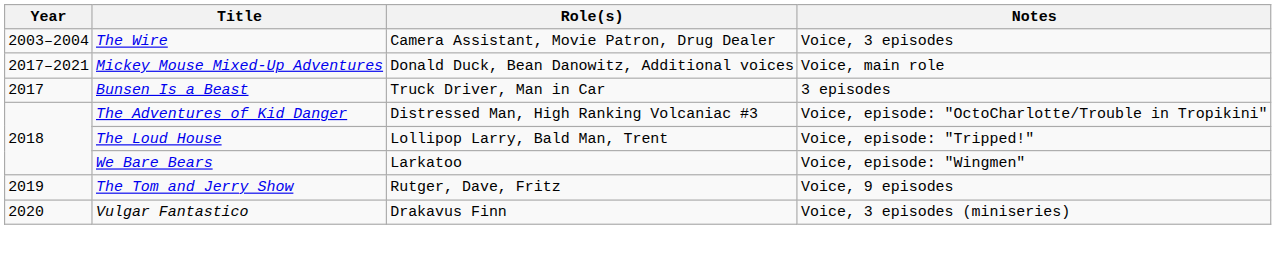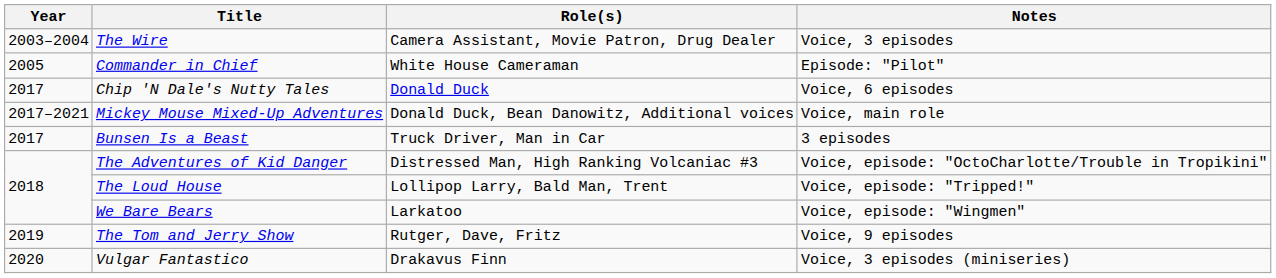+ row: (177, 65)
+ row: (213, 90)
